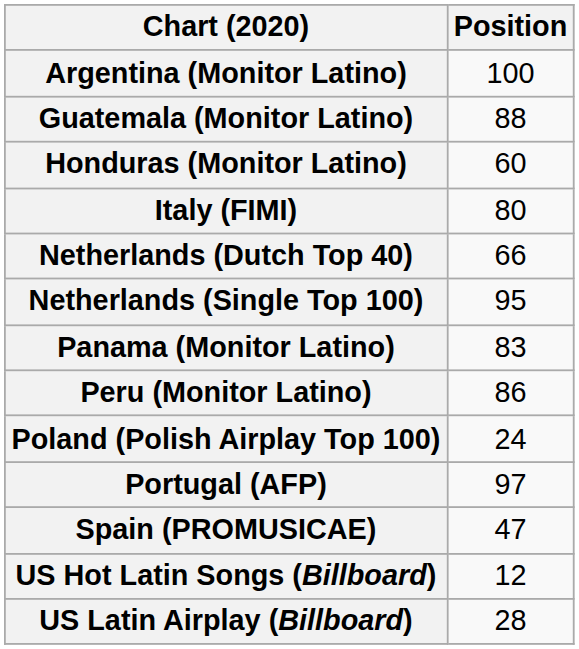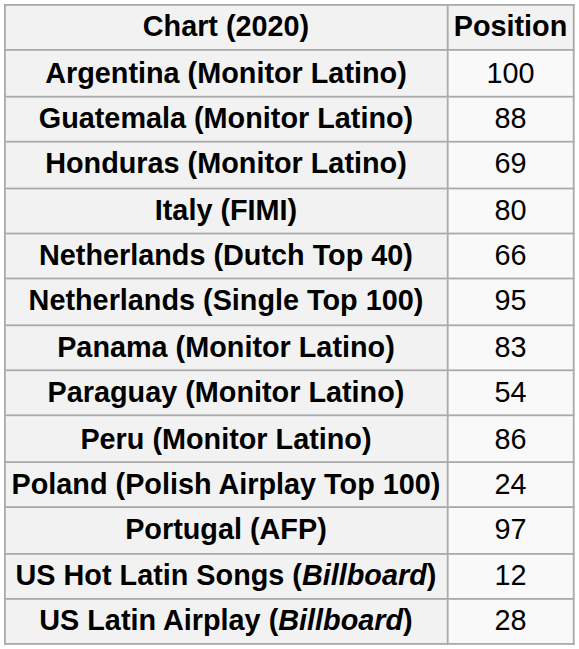(510, 164) 60 -> (510, 164) 69
+ row: (226, 392)
- row: (226, 529)
